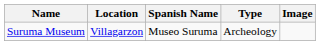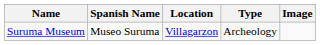columns swapped: (183, 13) <-> (117, 13)
